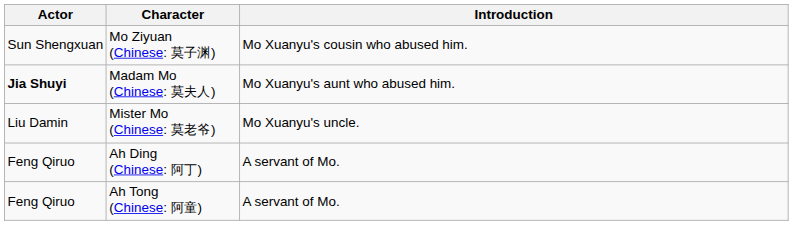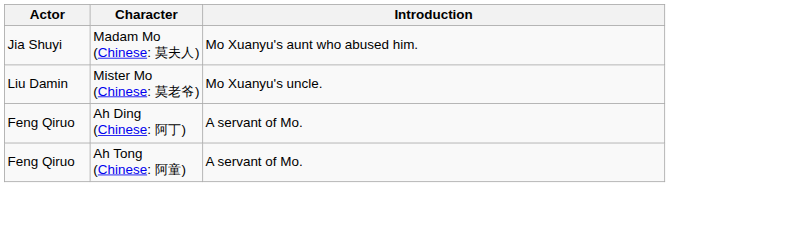- row: (162, 44)
(37, 84) bold -> (35, 45) normal
